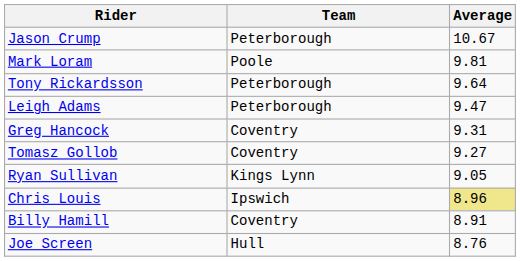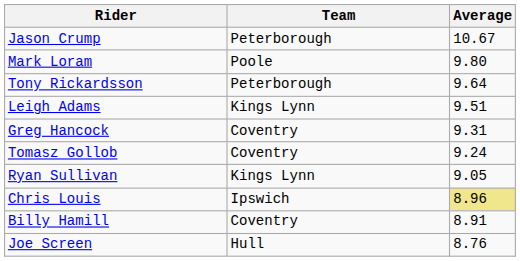(470, 62) 9.81 -> (470, 62) 9.80
(281, 108) Peterborough -> (273, 108) Kings Lynn
(470, 108) 9.47 -> (470, 108) 9.51
(470, 153) 9.27 -> (470, 153) 9.24
